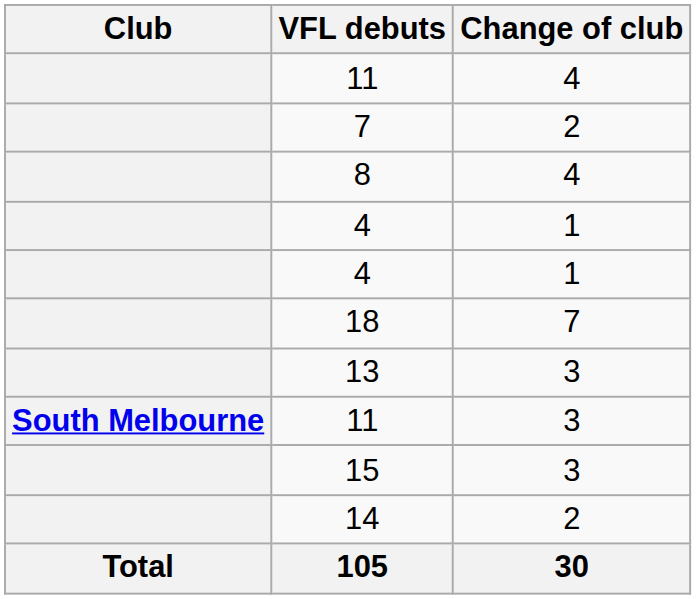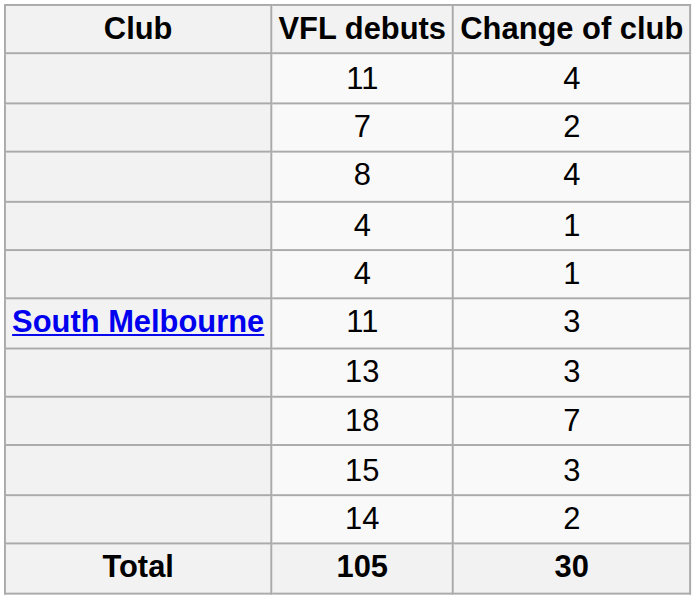rows swapped: (362, 322) <-> (362, 420)
